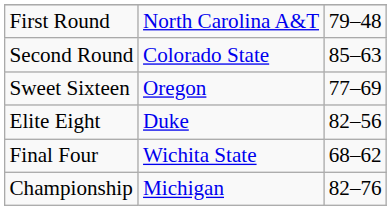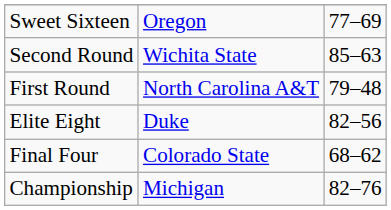rows swapped: (60, 21) <-> (70, 88)
(206, 54) Colorado State -> (200, 54) Wichita State
(200, 155) Wichita State -> (206, 155) Colorado State
